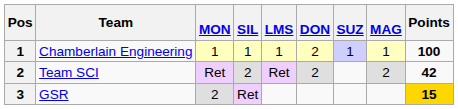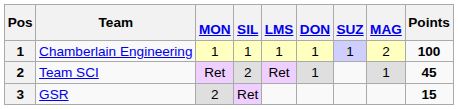(315, 51) 2 -> (315, 51) 1
(386, 51) 1 -> (386, 51) 2
(315, 73) 2 -> (315, 73) 1
(386, 73) 2 -> (386, 73) 1
(429, 73) 42 -> (429, 73) 45
(429, 94) gold background -> (429, 94) no background
